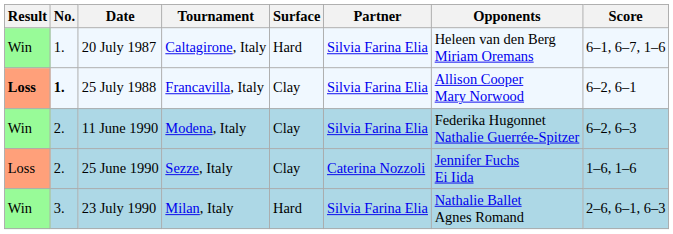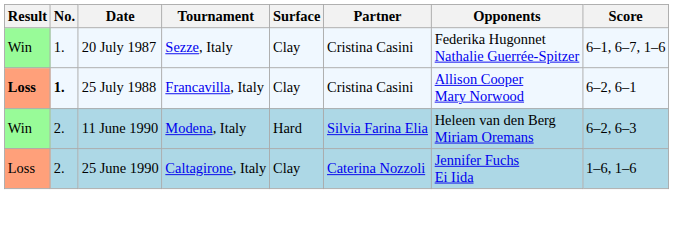(216, 47) Caltagirone, Italy -> (199, 47) Sezze, Italy
(287, 47) Hard -> (287, 47) Clay
(377, 47) Silvia Farina Elia -> (370, 47) Cristina Casini
(495, 47) Heleen van den Berg Miriam Oremans -> (507, 47) Federika Hugonnet Nathalie Guerrée-Spitzer
(377, 87) Silvia Farina Elia -> (370, 87) Cristina Casini
(287, 127) Clay -> (287, 127) Hard
(507, 127) Federika Hugonnet Nathalie Guerrée-Spitzer -> (495, 127) Heleen van den Berg Miriam Oremans
(199, 168) Sezze, Italy -> (216, 168) Caltagirone, Italy
- row: (119, 208)
